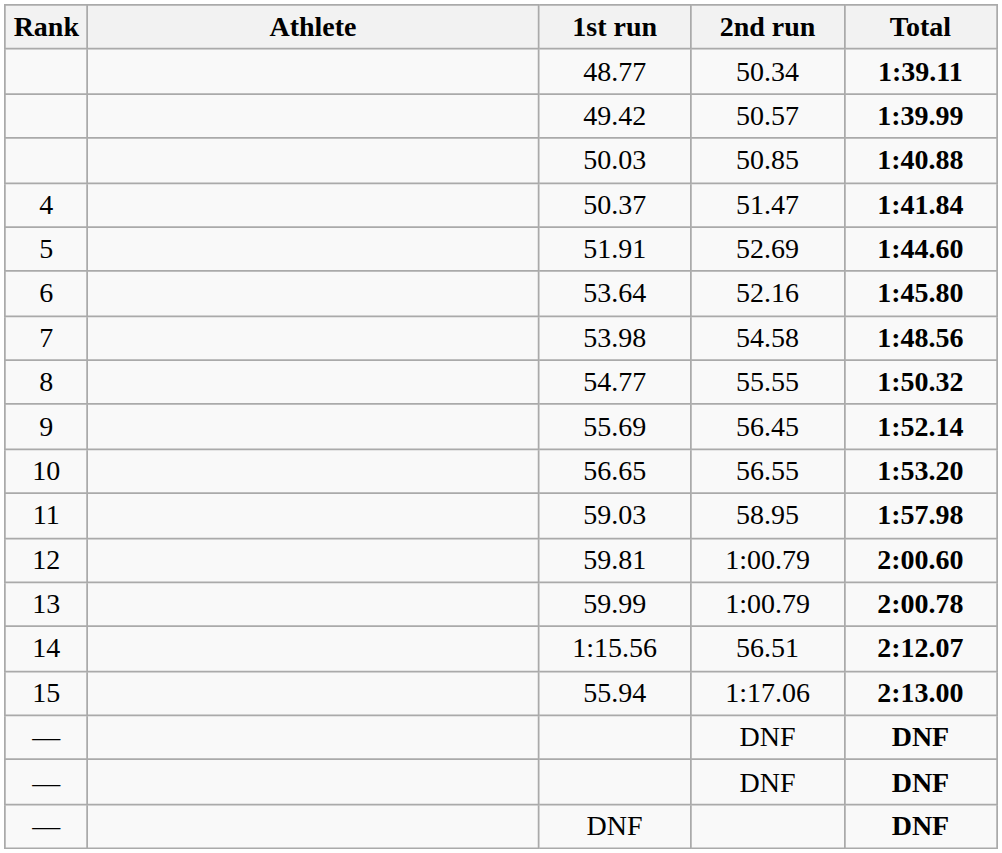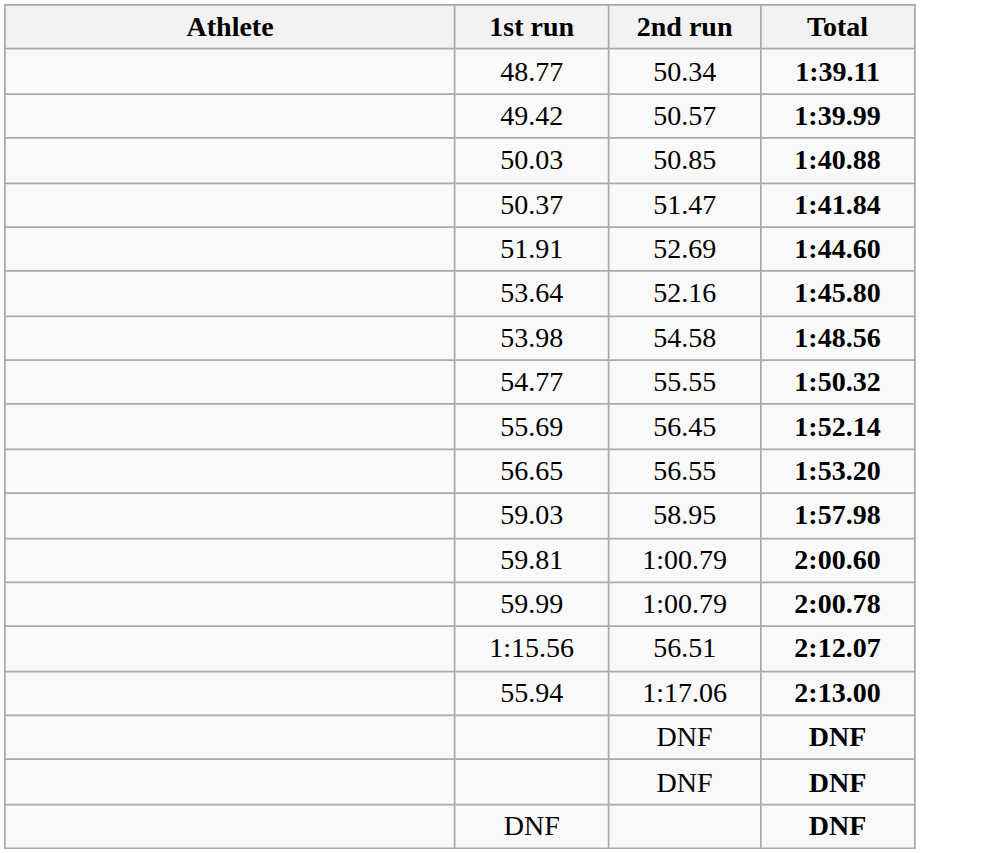- column: (46, 26)
